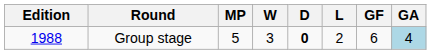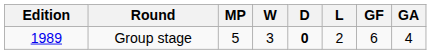(46, 37) 1988 -> (46, 37) 1989
(409, 37) lightblue background -> (409, 37) no background
